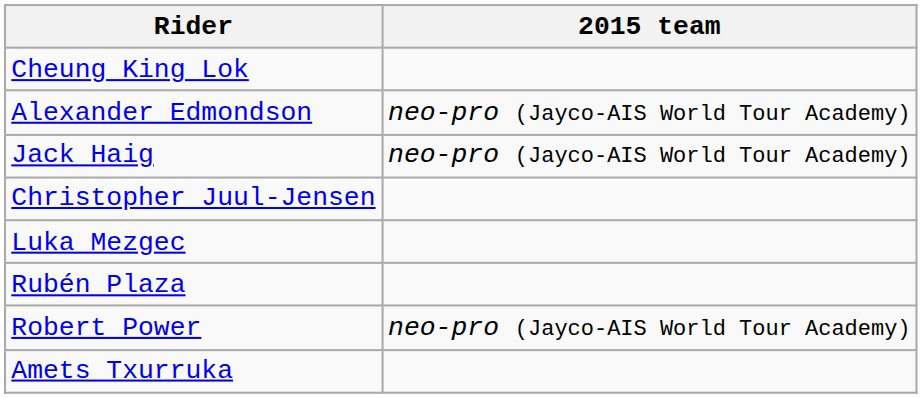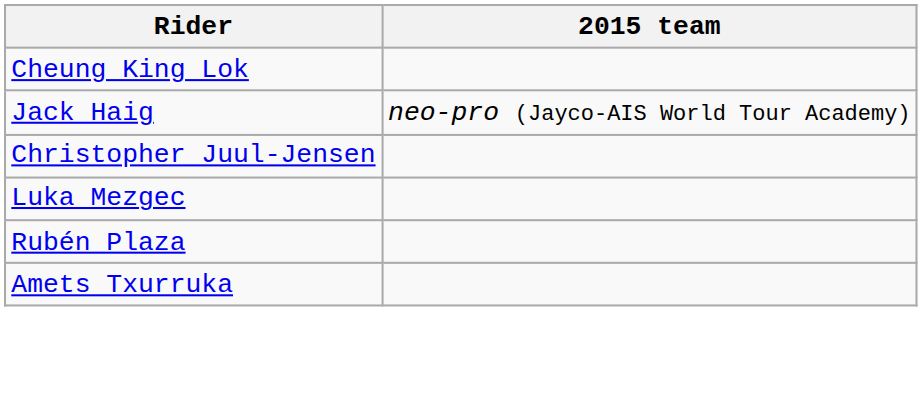- row: (162, 113)
- row: (106, 328)
